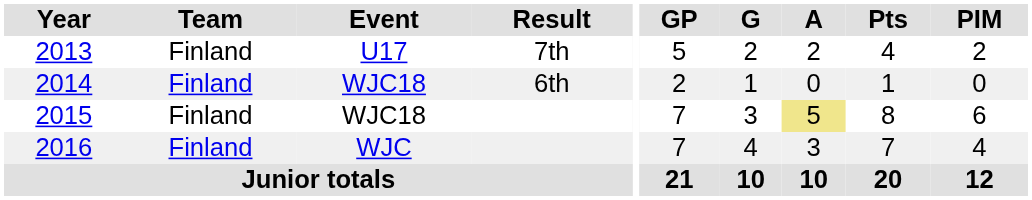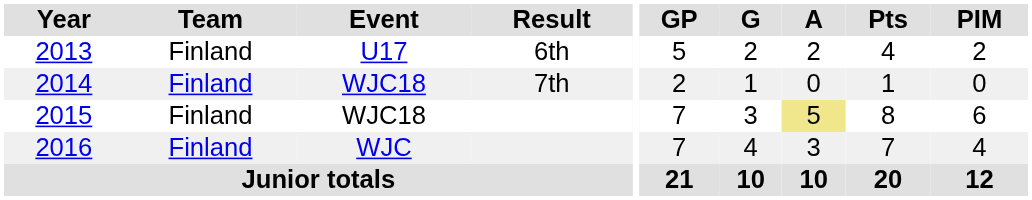(552, 51) 7th -> (552, 51) 6th
(552, 83) 6th -> (552, 83) 7th
